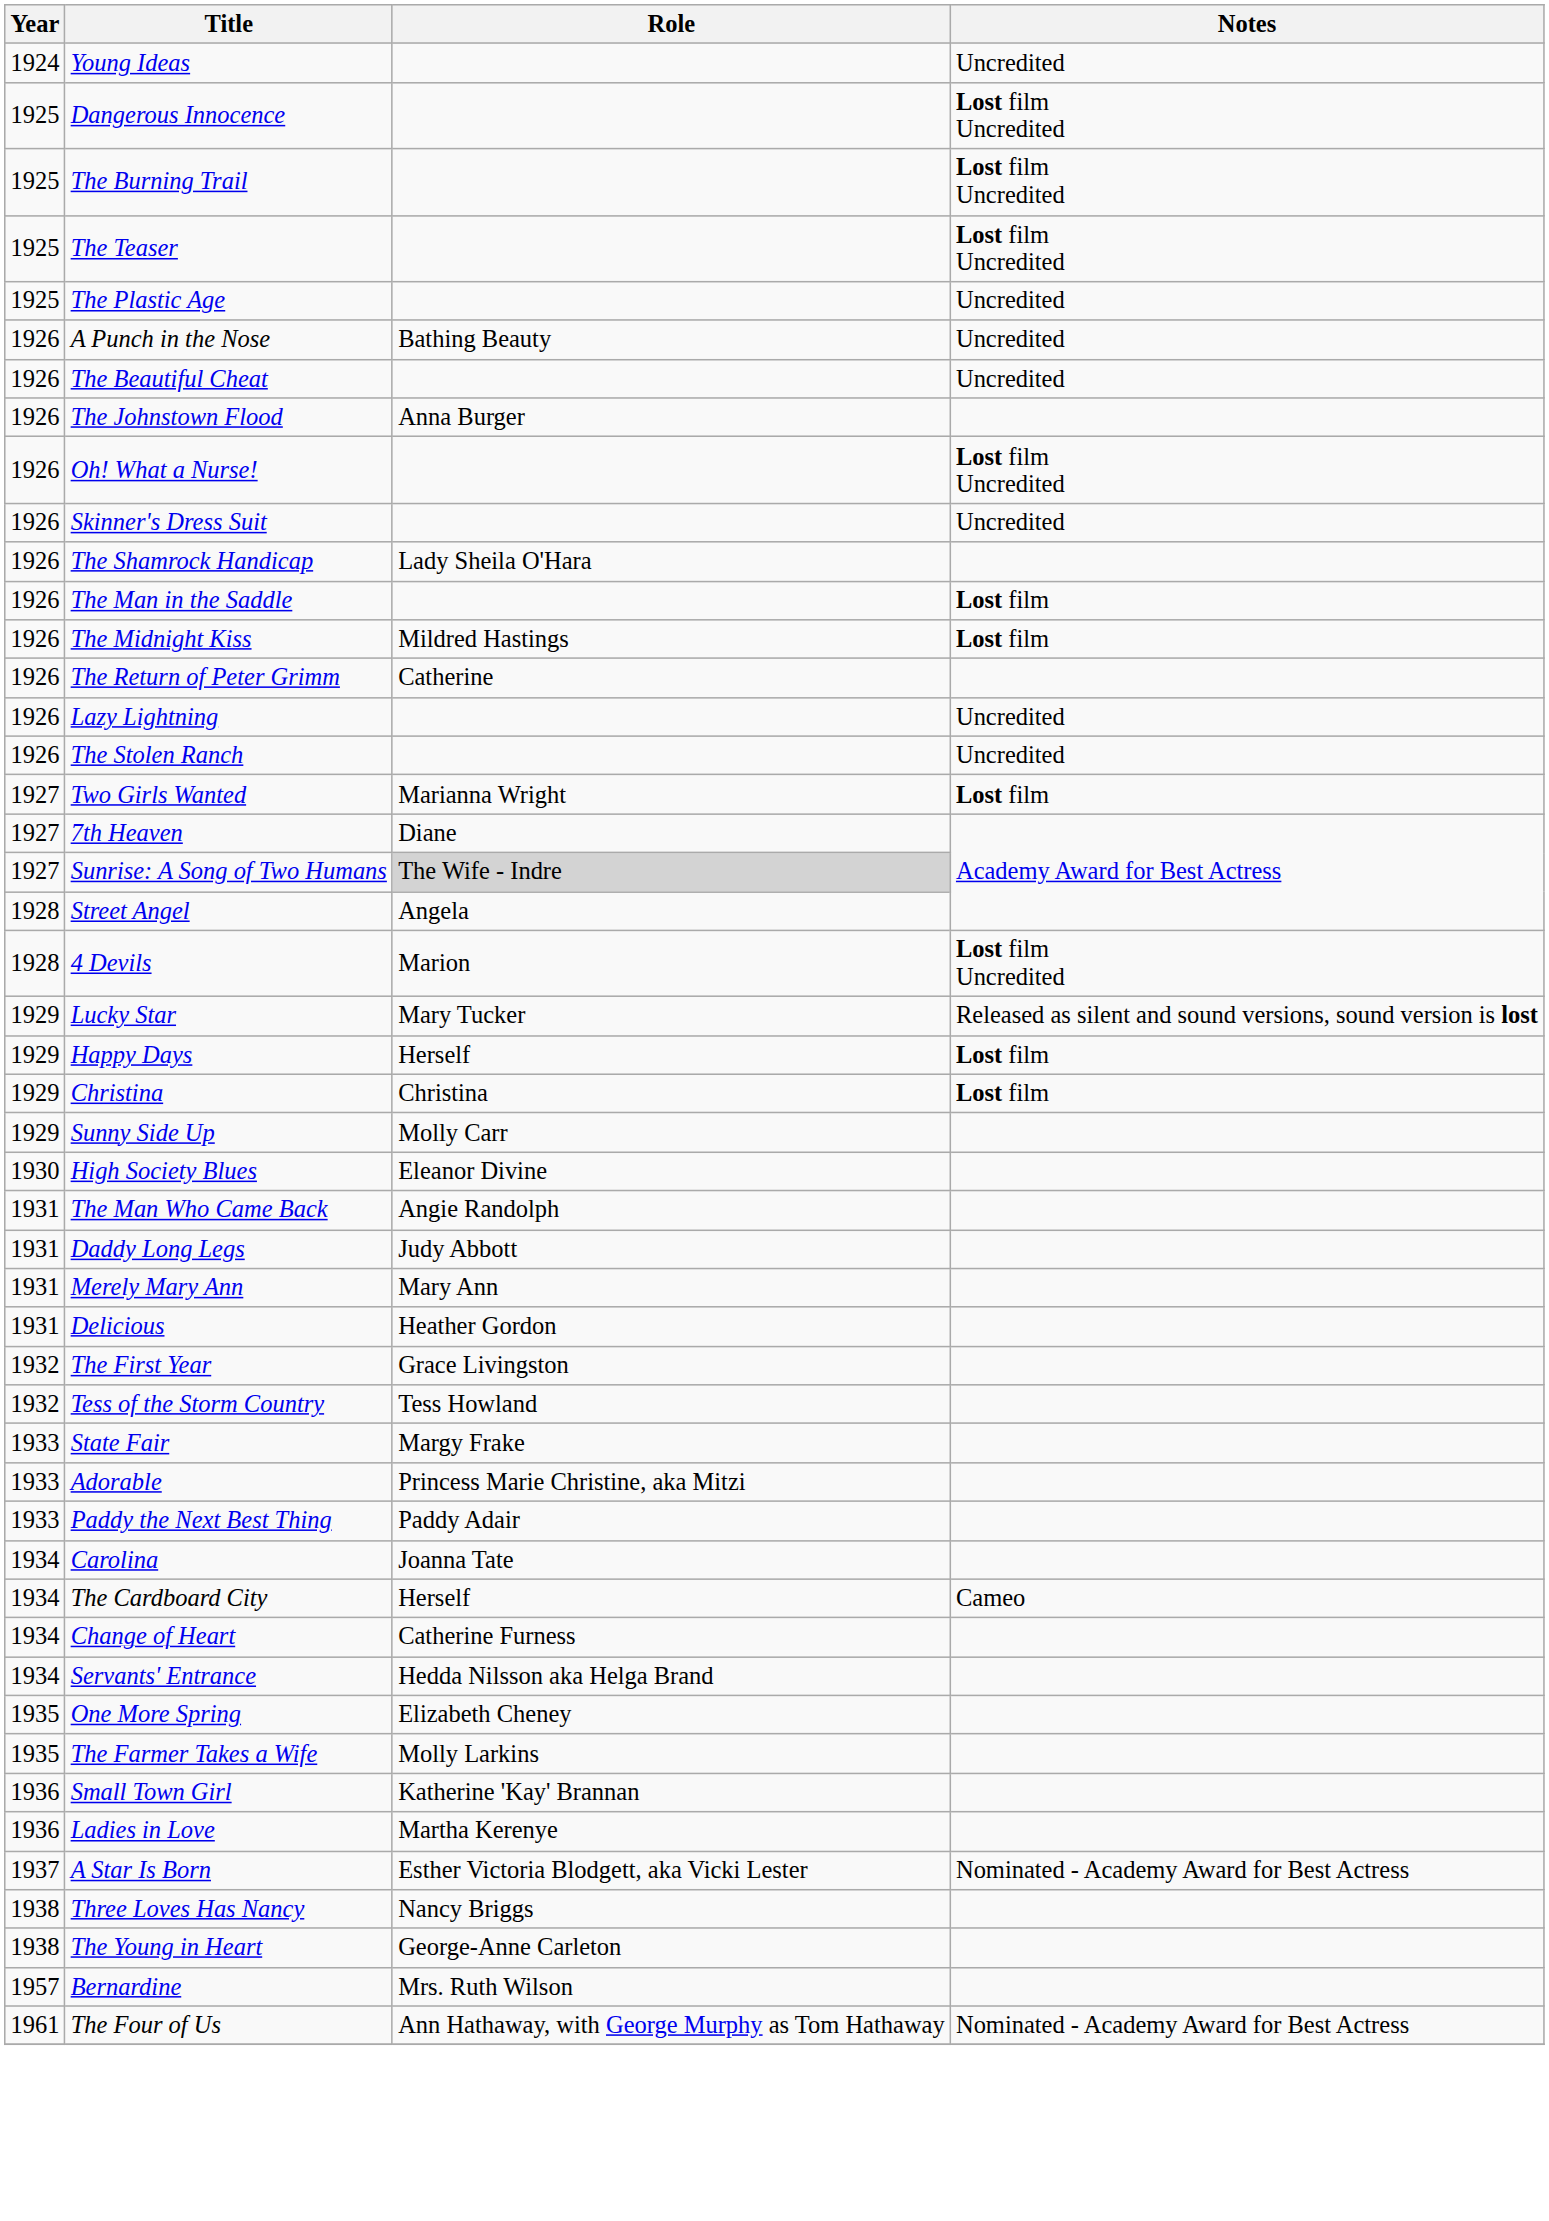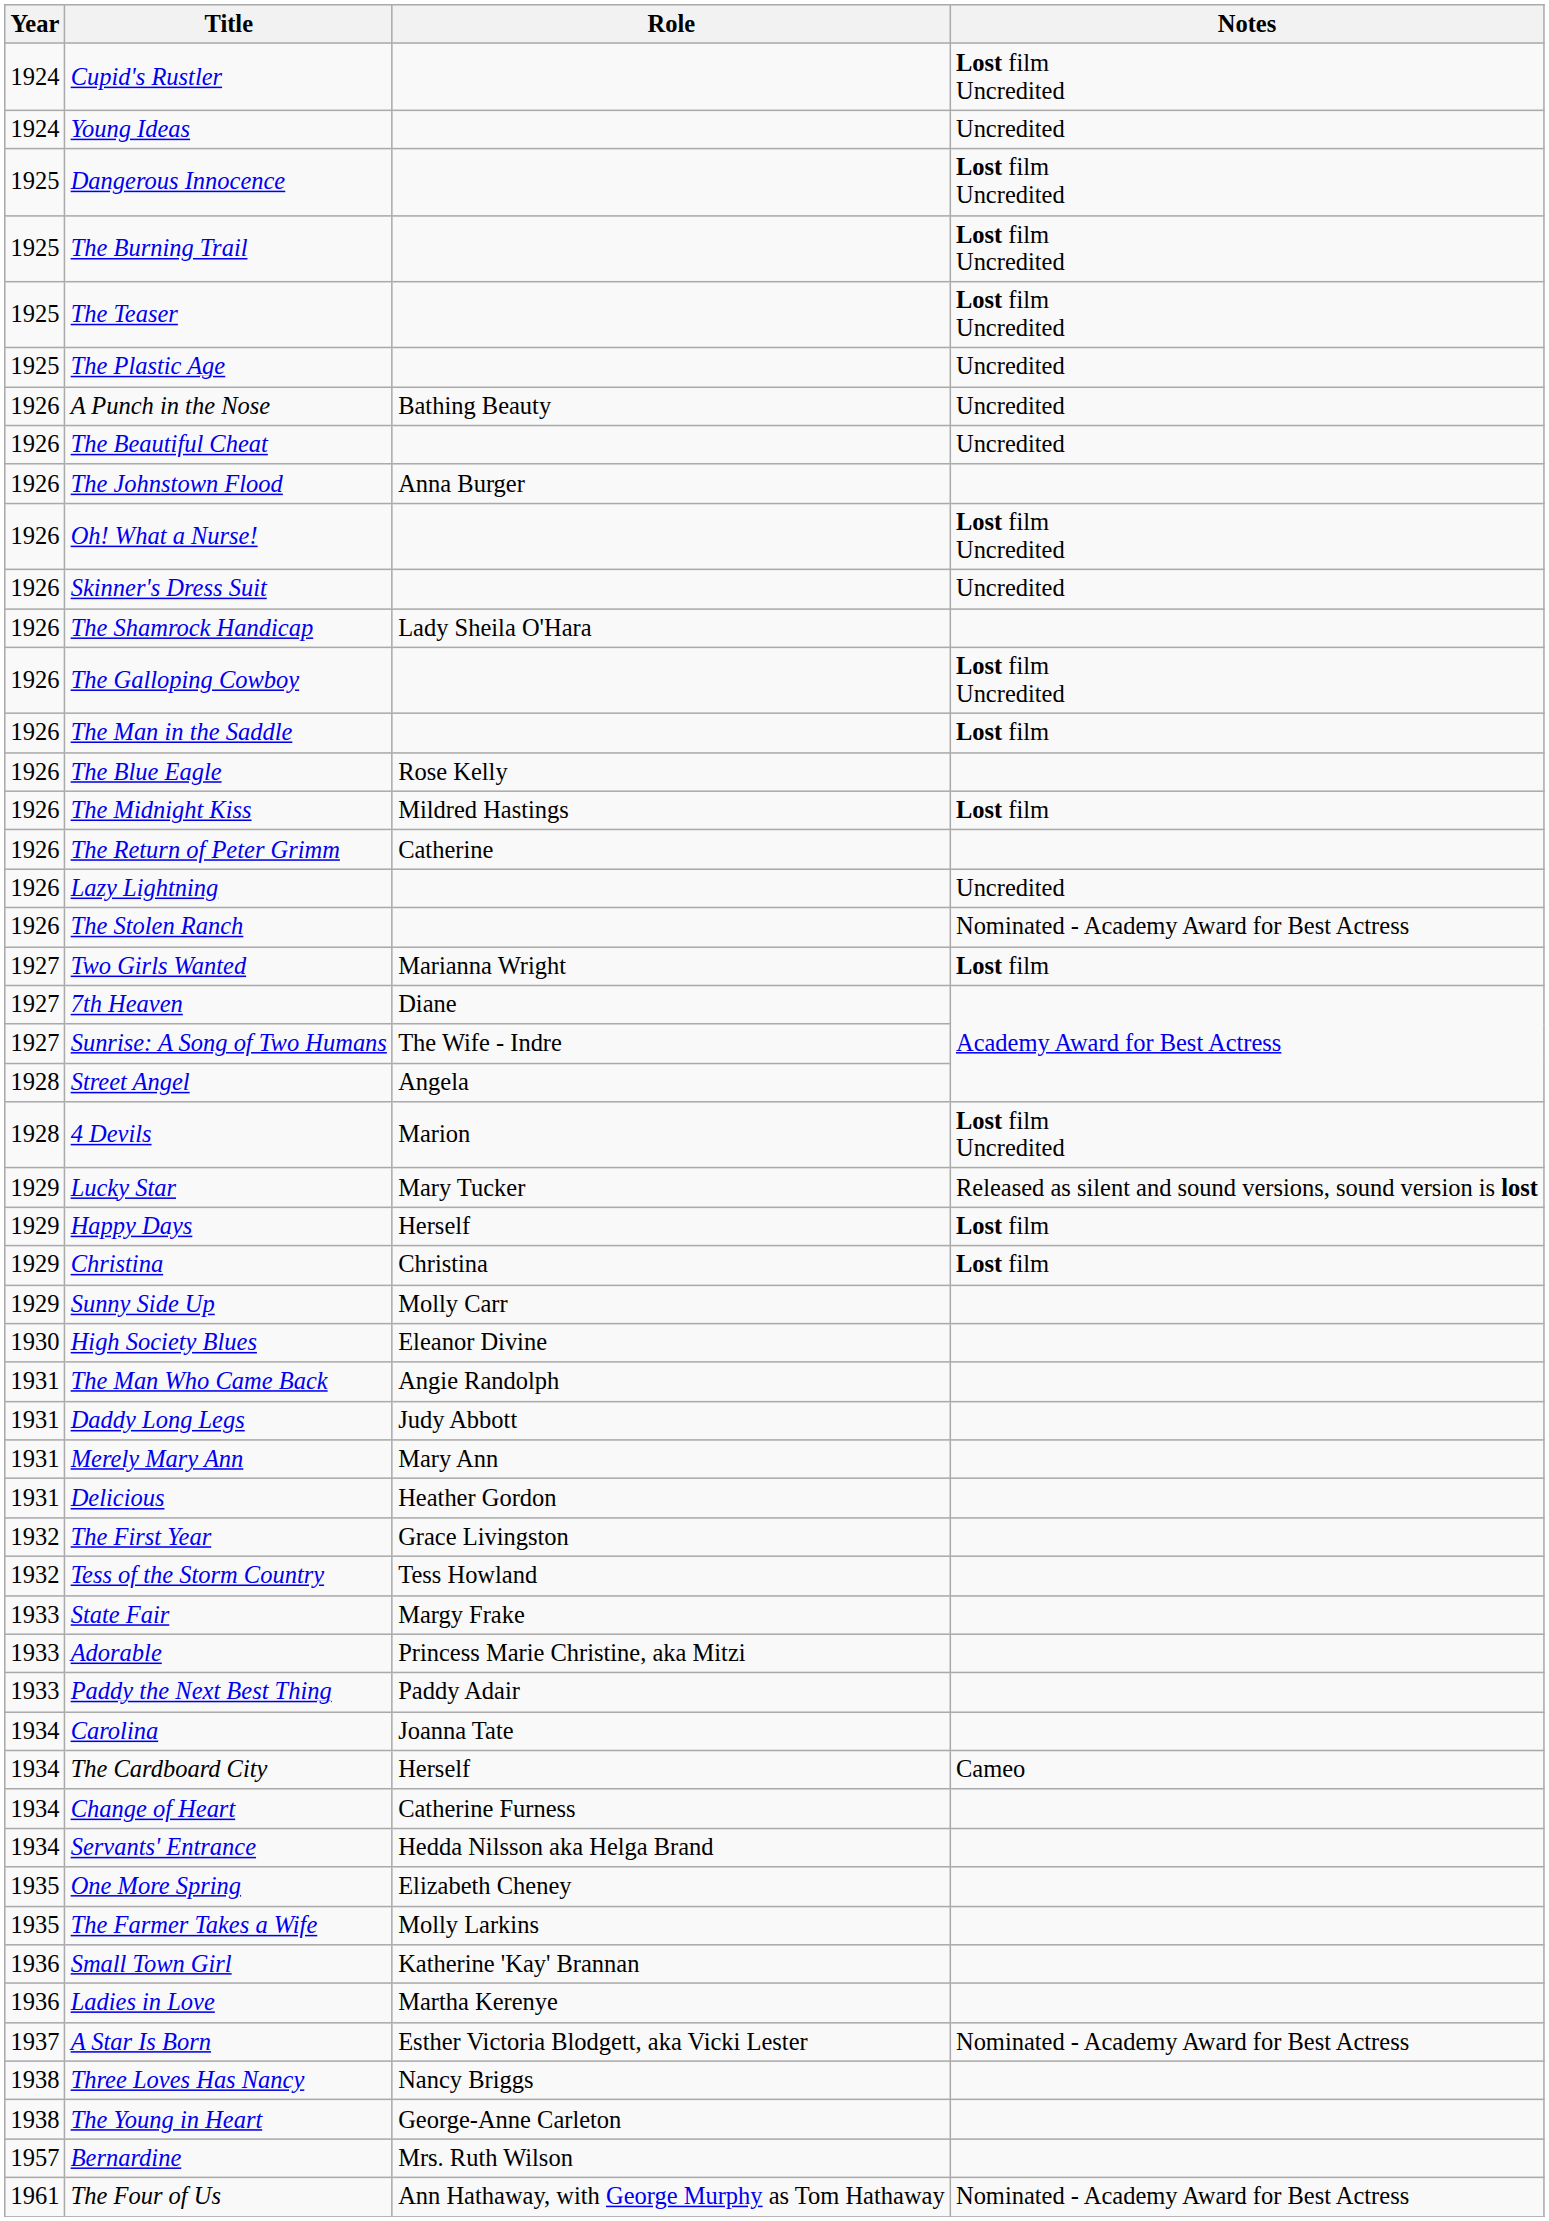+ row: (146, 76)
+ row: (185, 680)
+ row: (146, 771)
(1010, 755) Uncredited -> (1183, 926) Nominated - Academy Award for Best Actress
(480, 871) lightgrey background -> (480, 1043) no background
